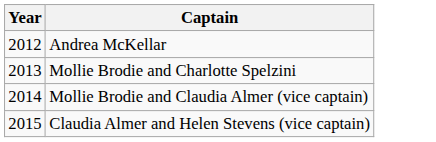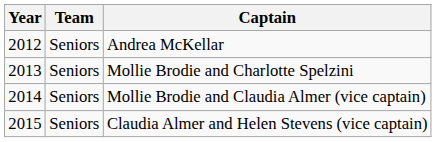+ column: (74, 17)
